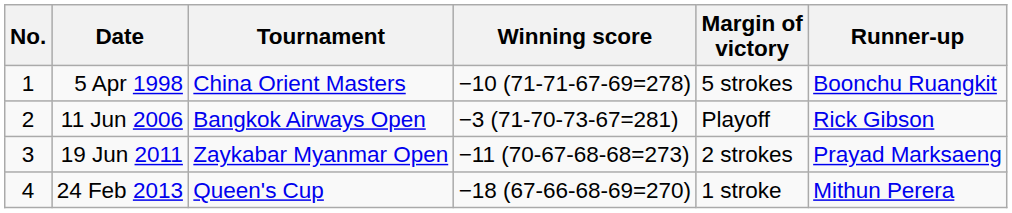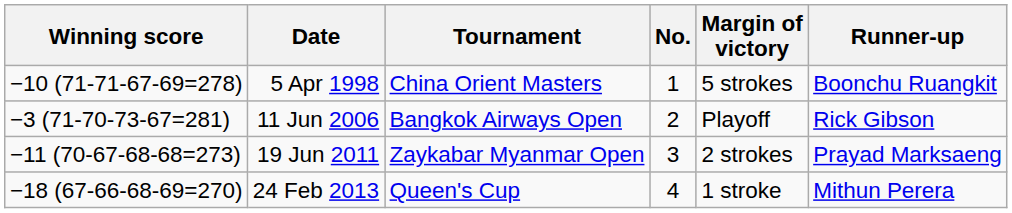columns swapped: (28, 35) <-> (575, 35)
